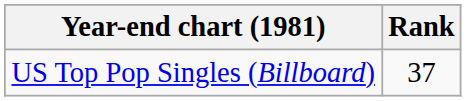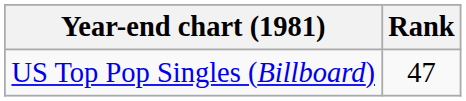(421, 72) 37 -> (421, 72) 47
